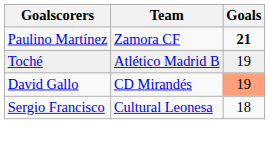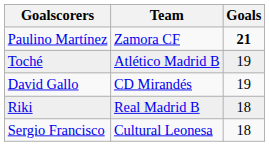(244, 84) lightsalmon background -> (244, 84) no background
+ row: (20, 107)
